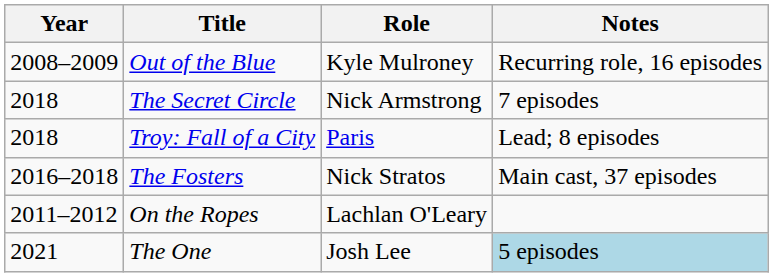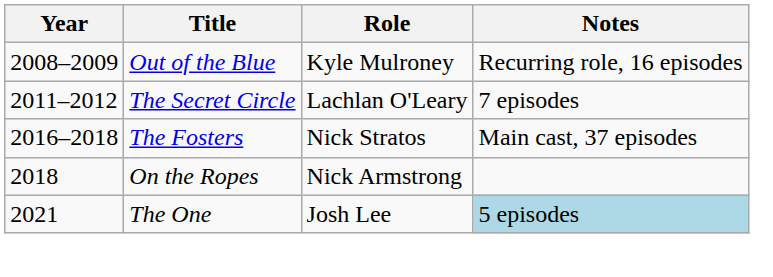(34, 99) 2018 -> (64, 99) 2011–2012
(404, 99) Nick Armstrong -> (387, 99) Lachlan O'Leary
- row: (222, 137)
(64, 213) 2011–2012 -> (34, 175) 2018
(407, 213) Lachlan O'Leary -> (384, 175) Nick Armstrong
